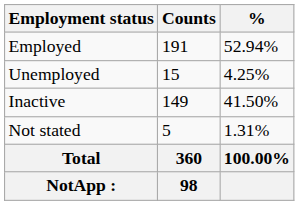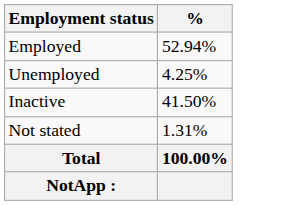- column: (189, 18)
